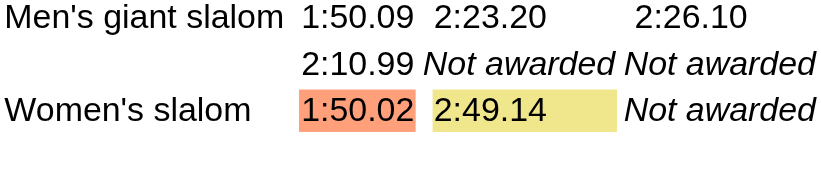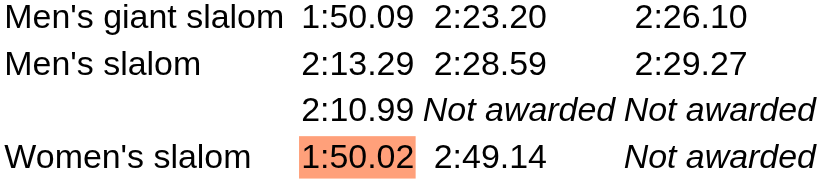+ row: (103, 63)
(490, 110) khaki background -> (490, 156) no background
